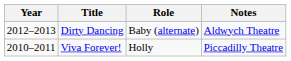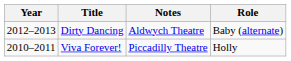columns swapped: (164, 13) <-> (243, 13)
